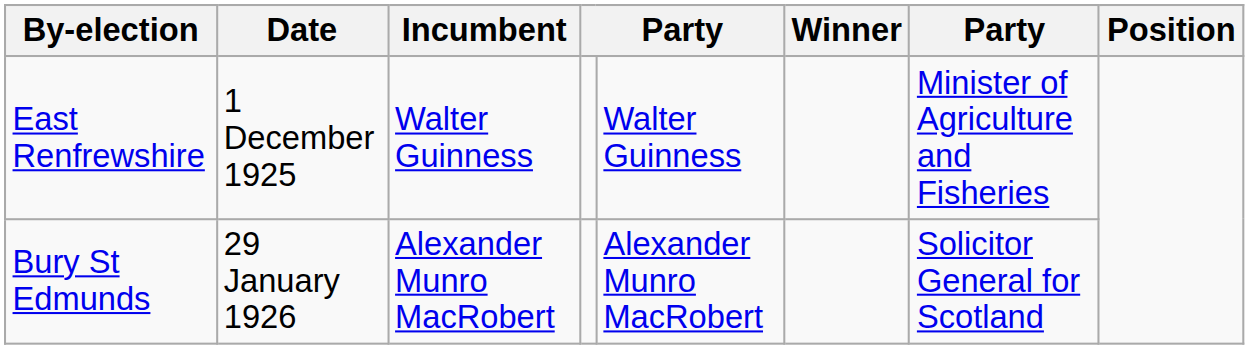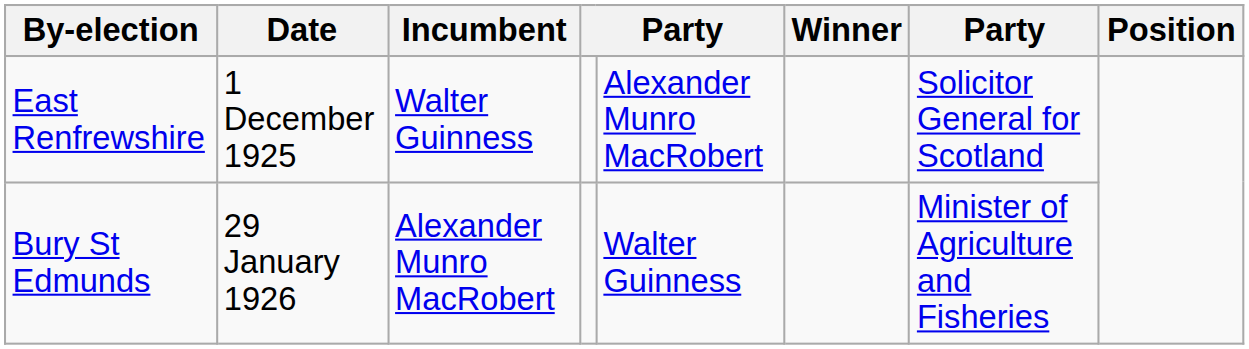(672, 137) Walter Guinness -> (683, 118) Alexander Munro MacRobert
(995, 137) Minister of Agriculture and Fisheries -> (999, 118) Solicitor General for Scotland
(683, 280) Alexander Munro MacRobert -> (672, 262) Walter Guinness
(999, 280) Solicitor General for Scotland -> (995, 262) Minister of Agriculture and Fisheries
